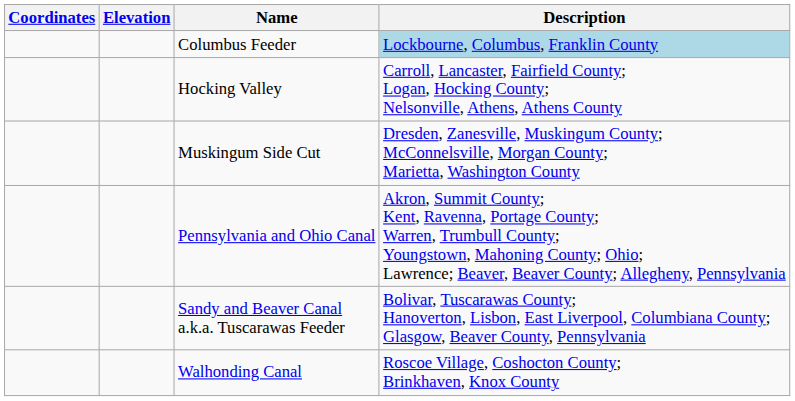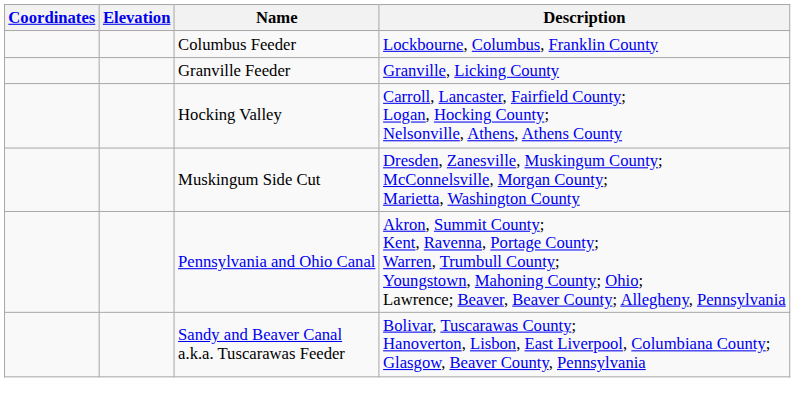(521, 44) lightblue background -> (521, 44) no background
+ row: (234, 70)
- row: (240, 372)
